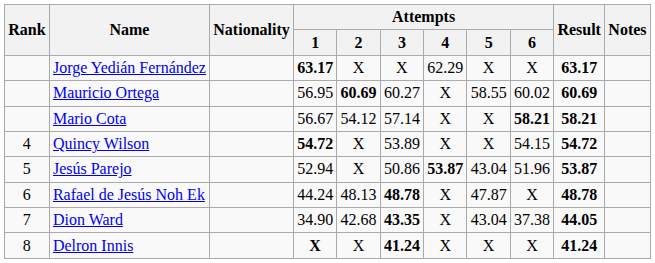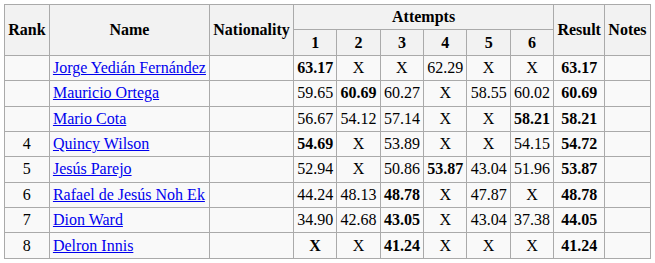(315, 93) 56.95 -> (315, 93) 59.65
(315, 144) 54.72 -> (315, 144) 54.69
(402, 220) 43.35 -> (402, 220) 43.05
